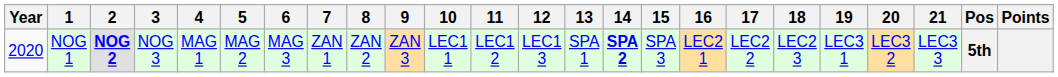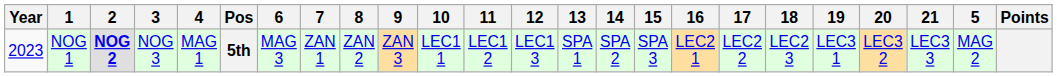columns swapped: (242, 17) <-> (979, 17)
(26, 50) 2020 -> (26, 50) 2023
(623, 50) bold -> (615, 50) normal
